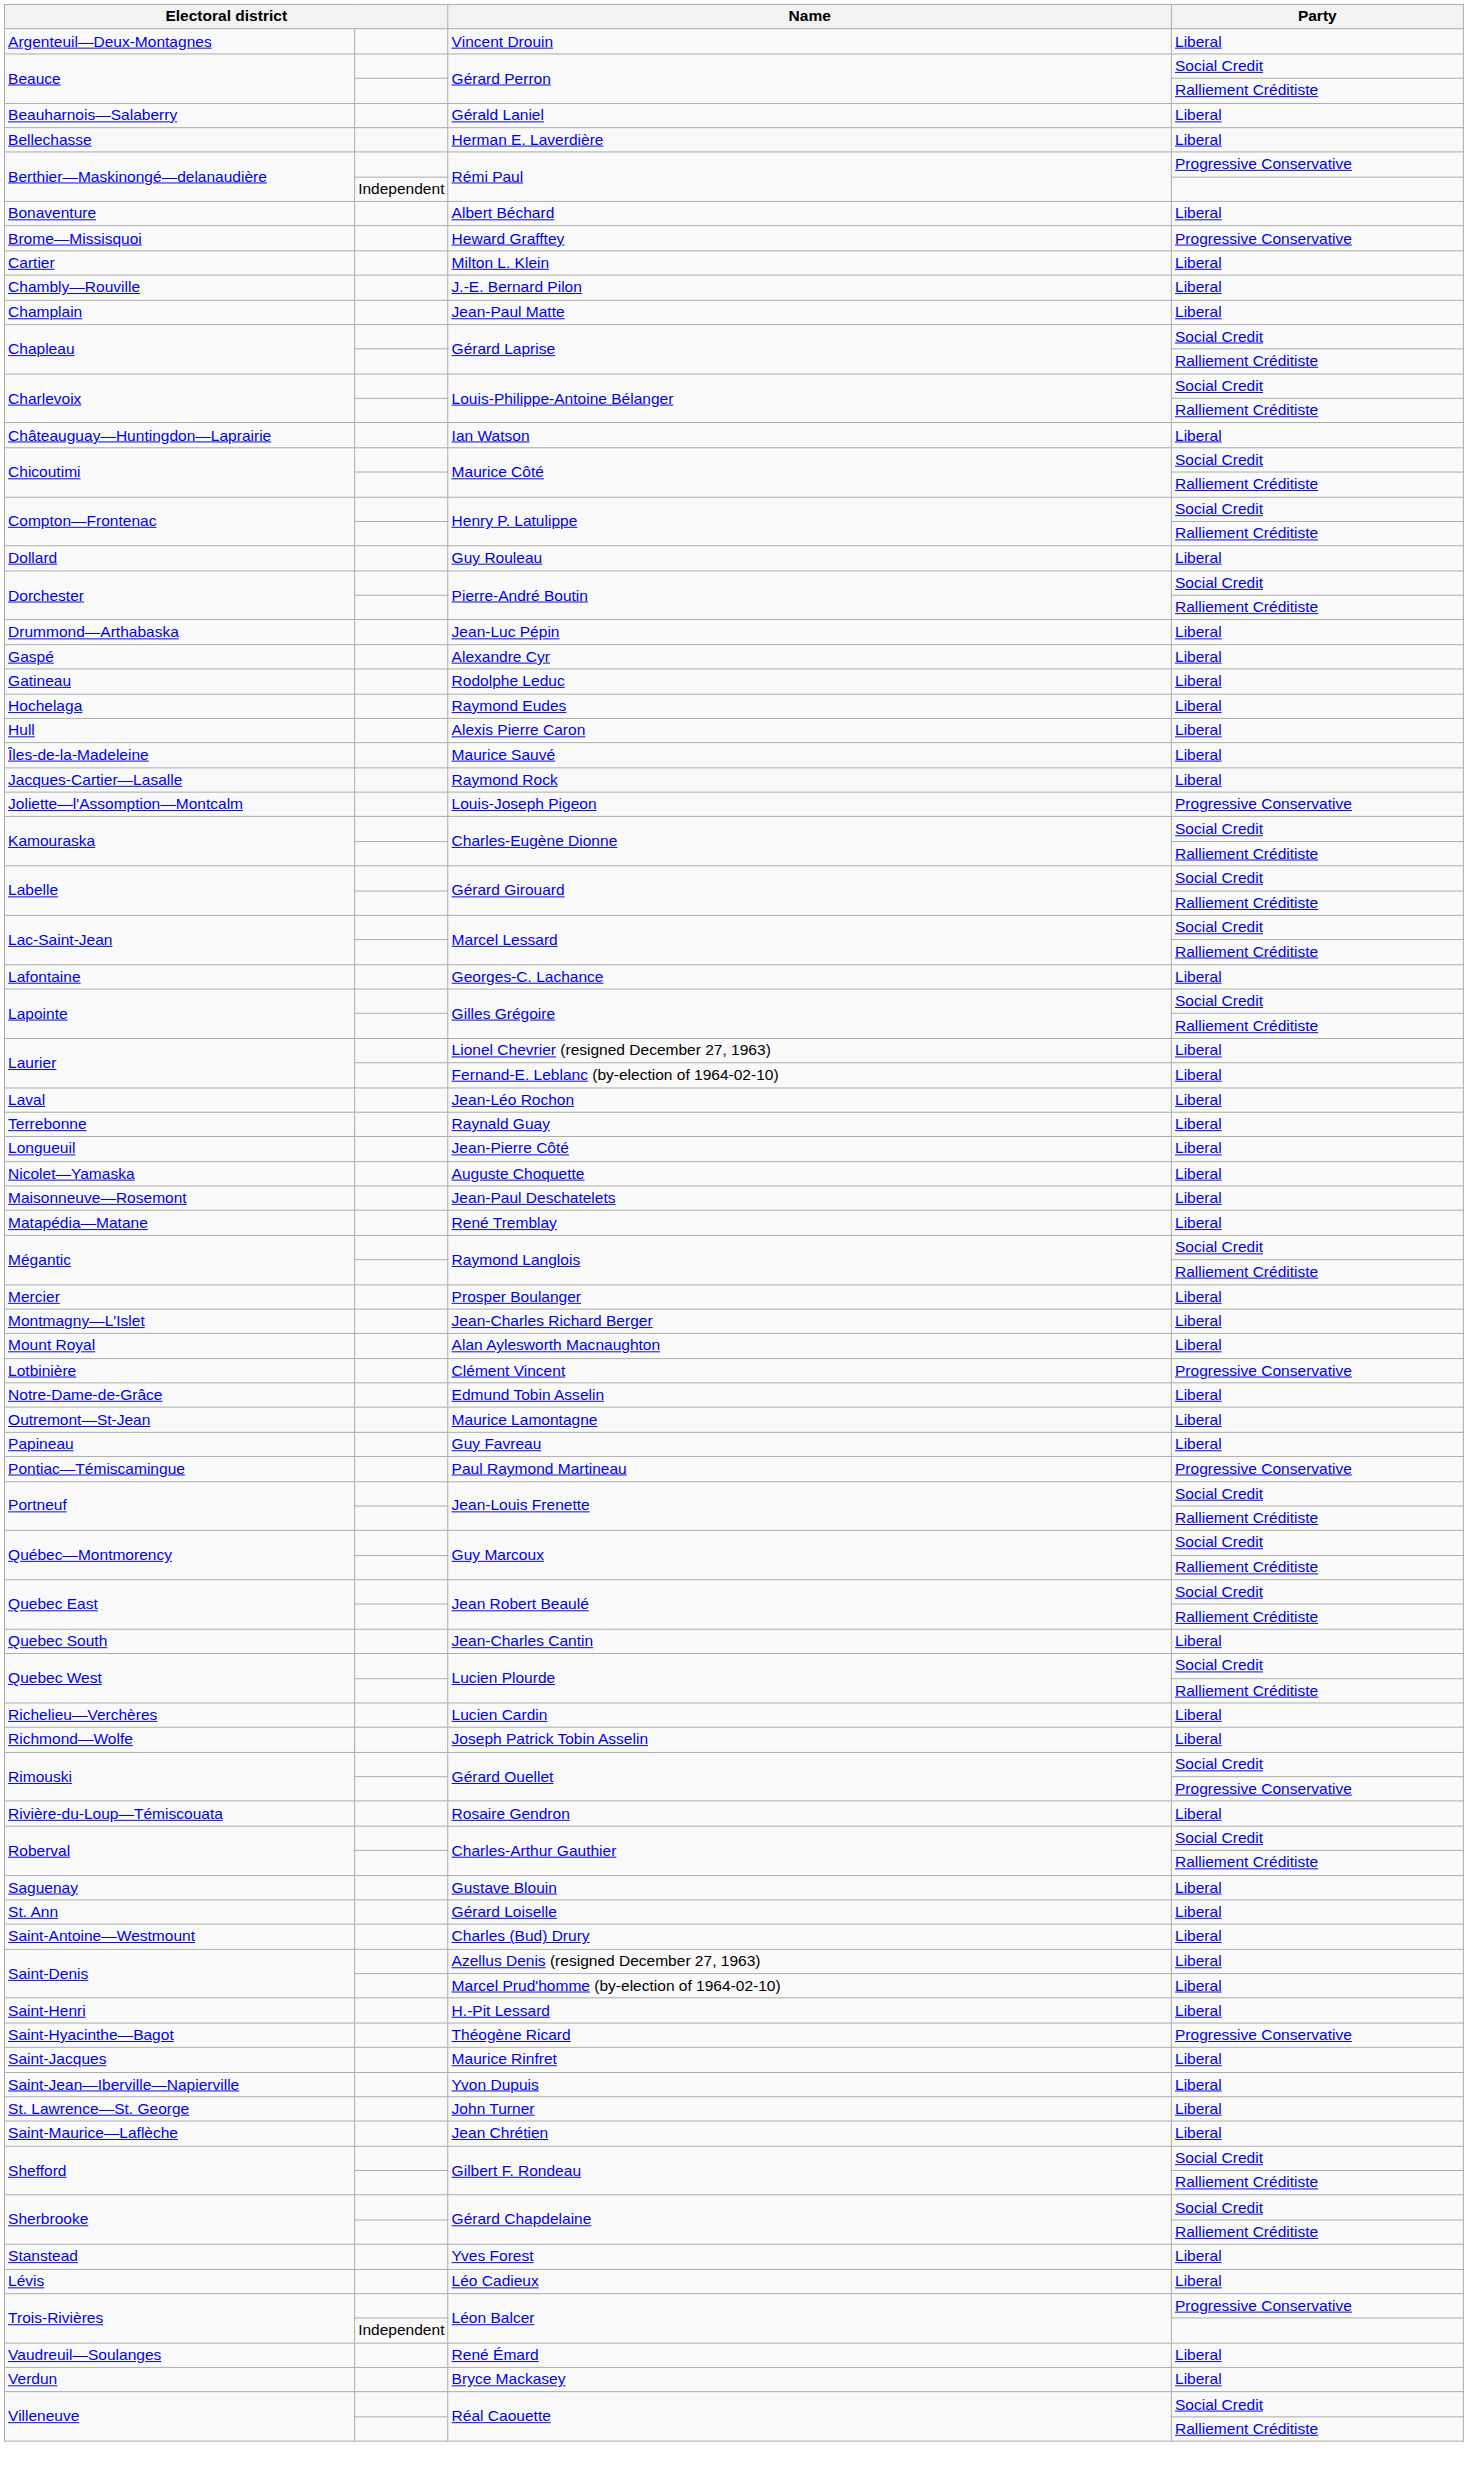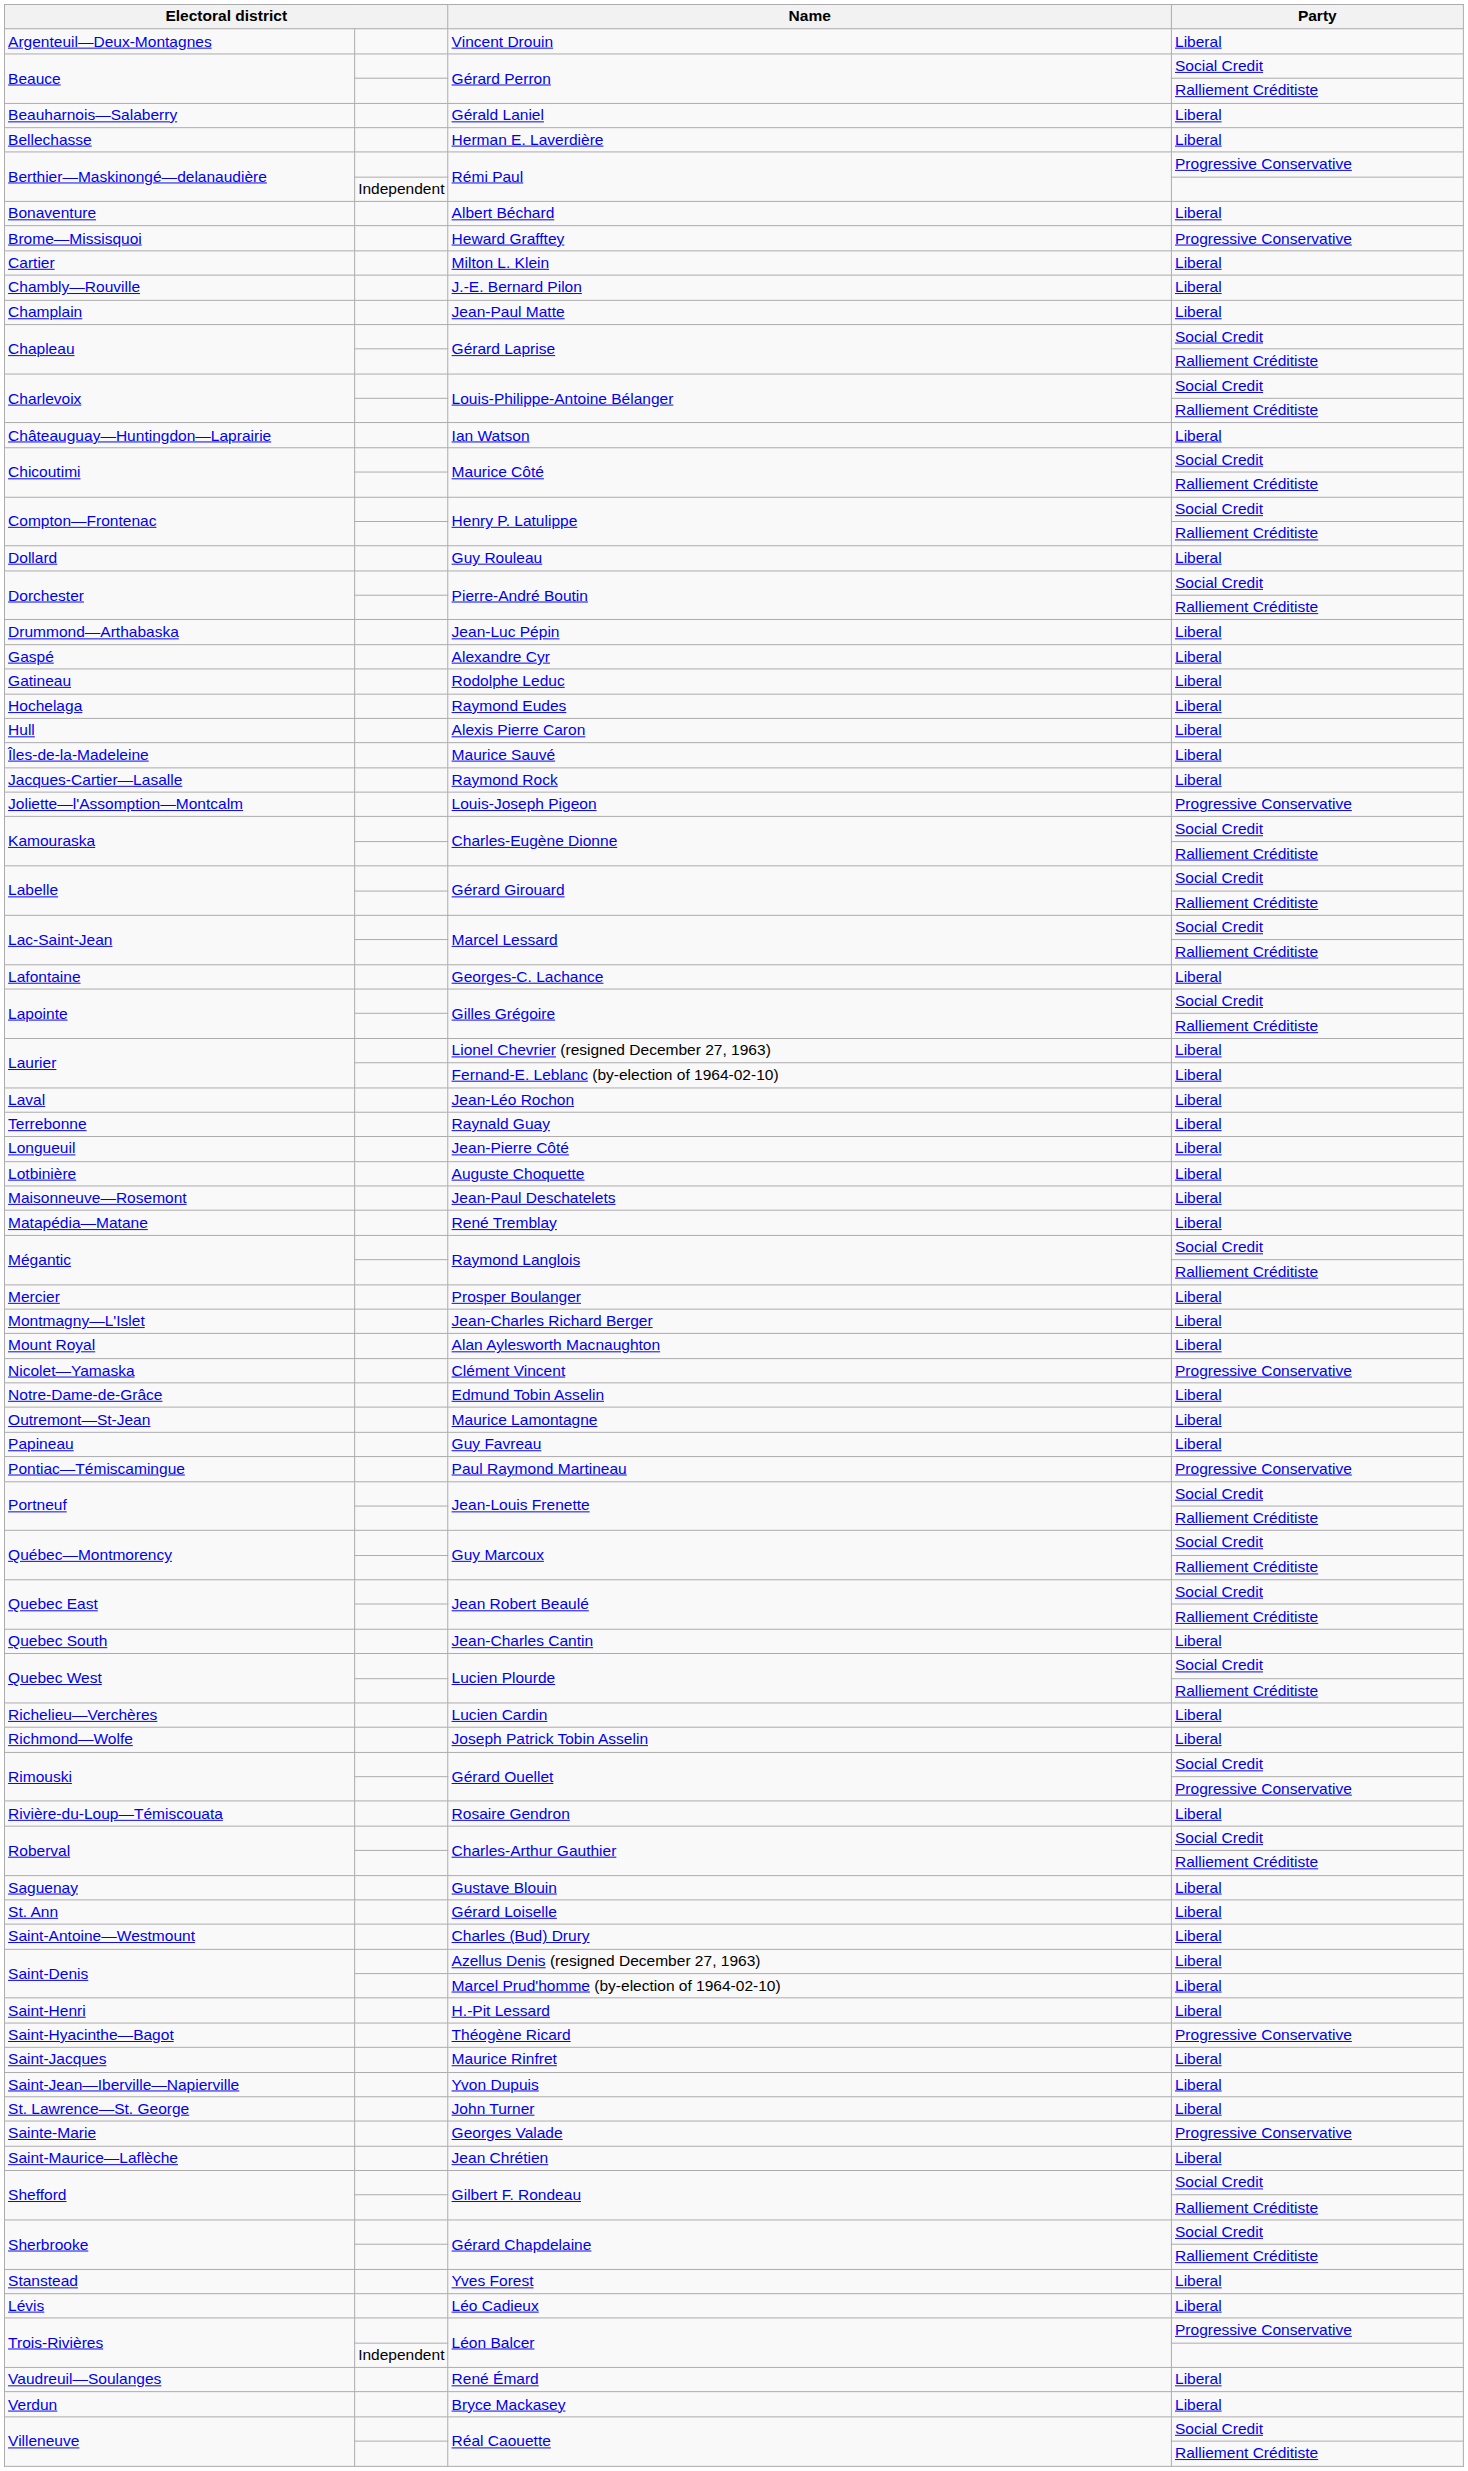(71, 1173) Nicolet—Yamaska -> (42, 1173) Lotbinière
(42, 1370) Lotbinière -> (71, 1370) Nicolet—Yamaska
+ row: (507, 2133)
